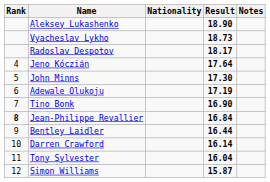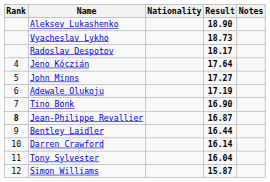(220, 78) 17.30 -> (220, 78) 17.27
(220, 118) 16.84 -> (220, 118) 16.87
